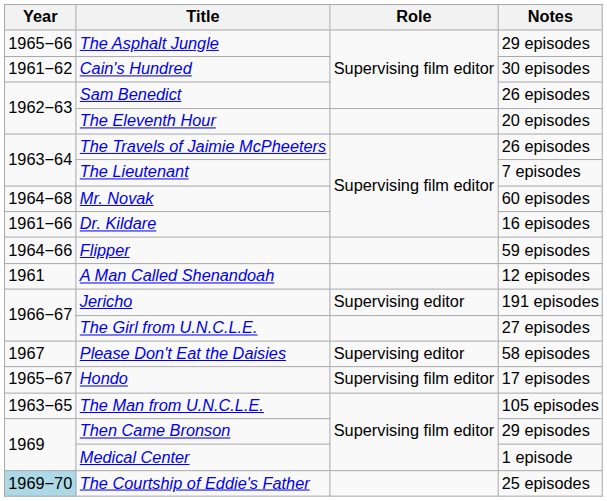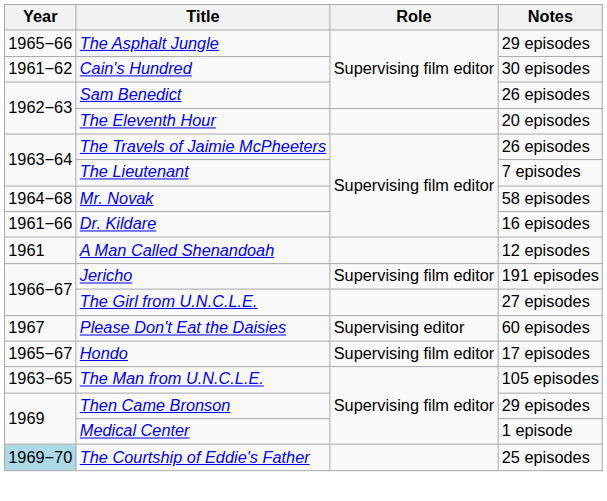(546, 198) 60 episodes -> (546, 198) 58 episodes
- row: (105, 250)
(399, 302) Supervising editor -> (414, 276) Supervising film editor
(546, 353) 58 episodes -> (546, 328) 60 episodes
